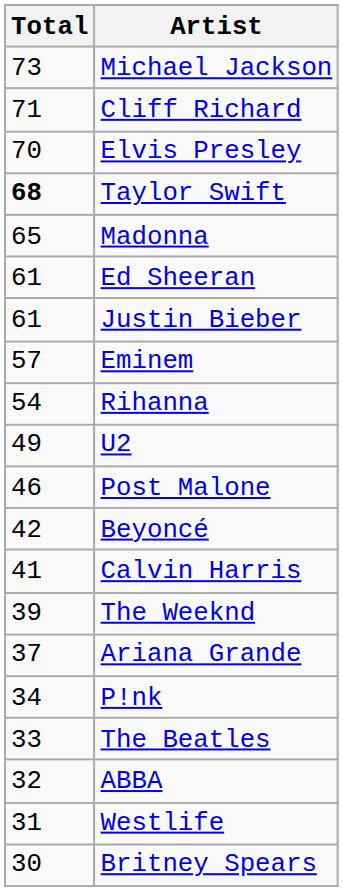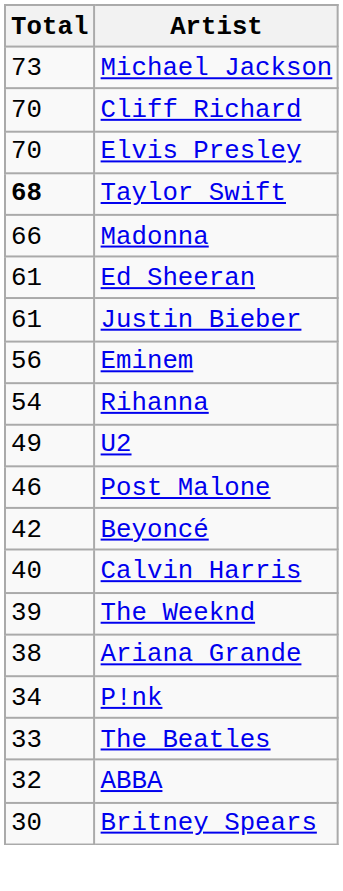(27, 110) 71 -> (27, 110) 70
(27, 236) 65 -> (27, 236) 66
(27, 362) 57 -> (27, 362) 56
(27, 571) 41 -> (27, 571) 40
(27, 655) 37 -> (27, 655) 38
- row: (162, 823)
